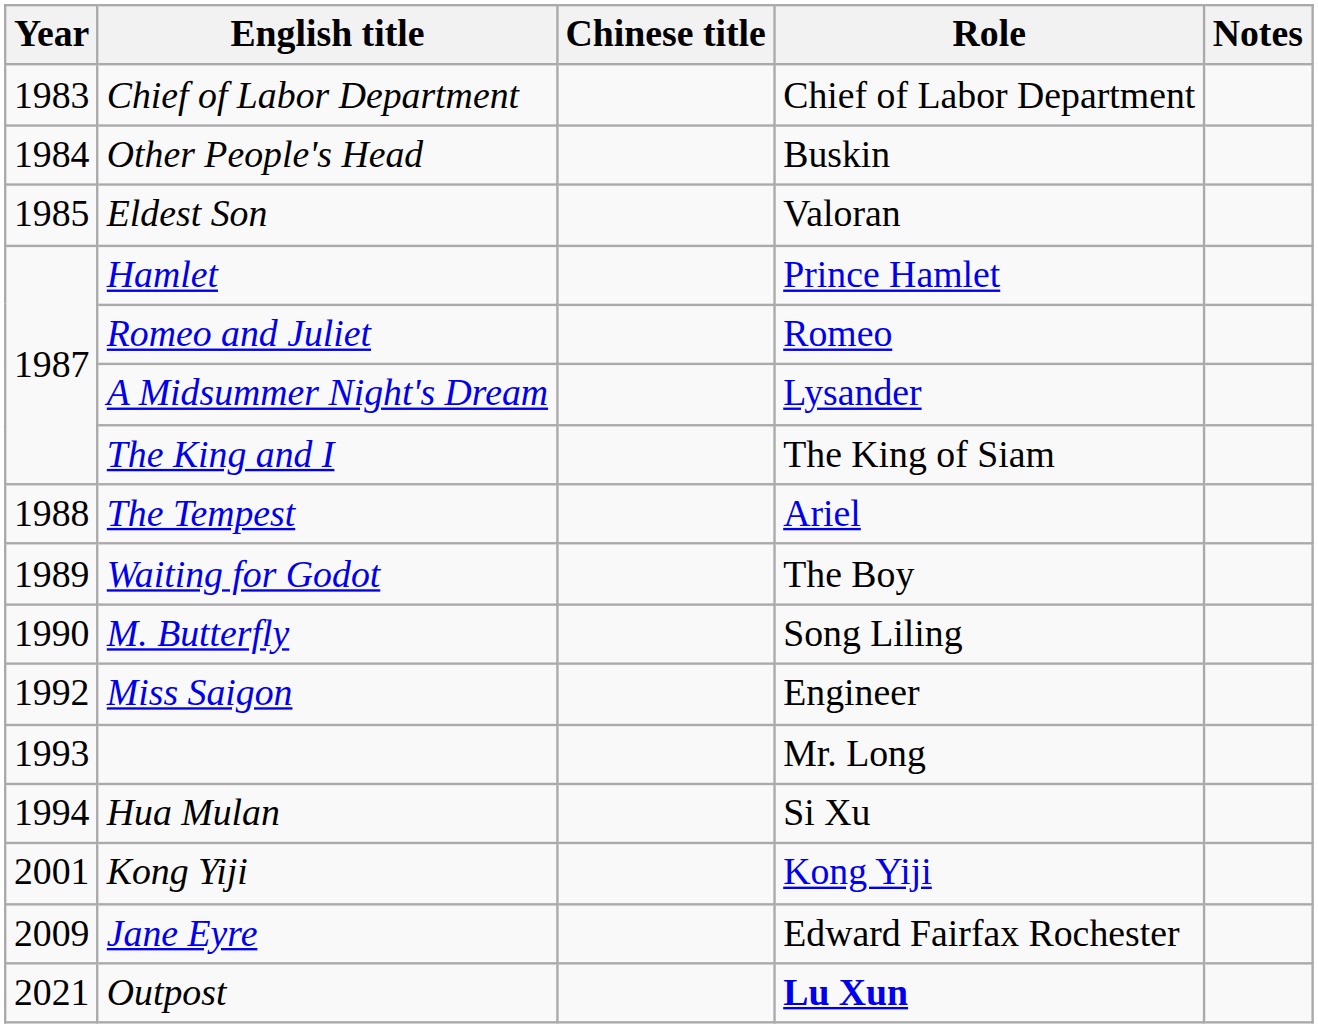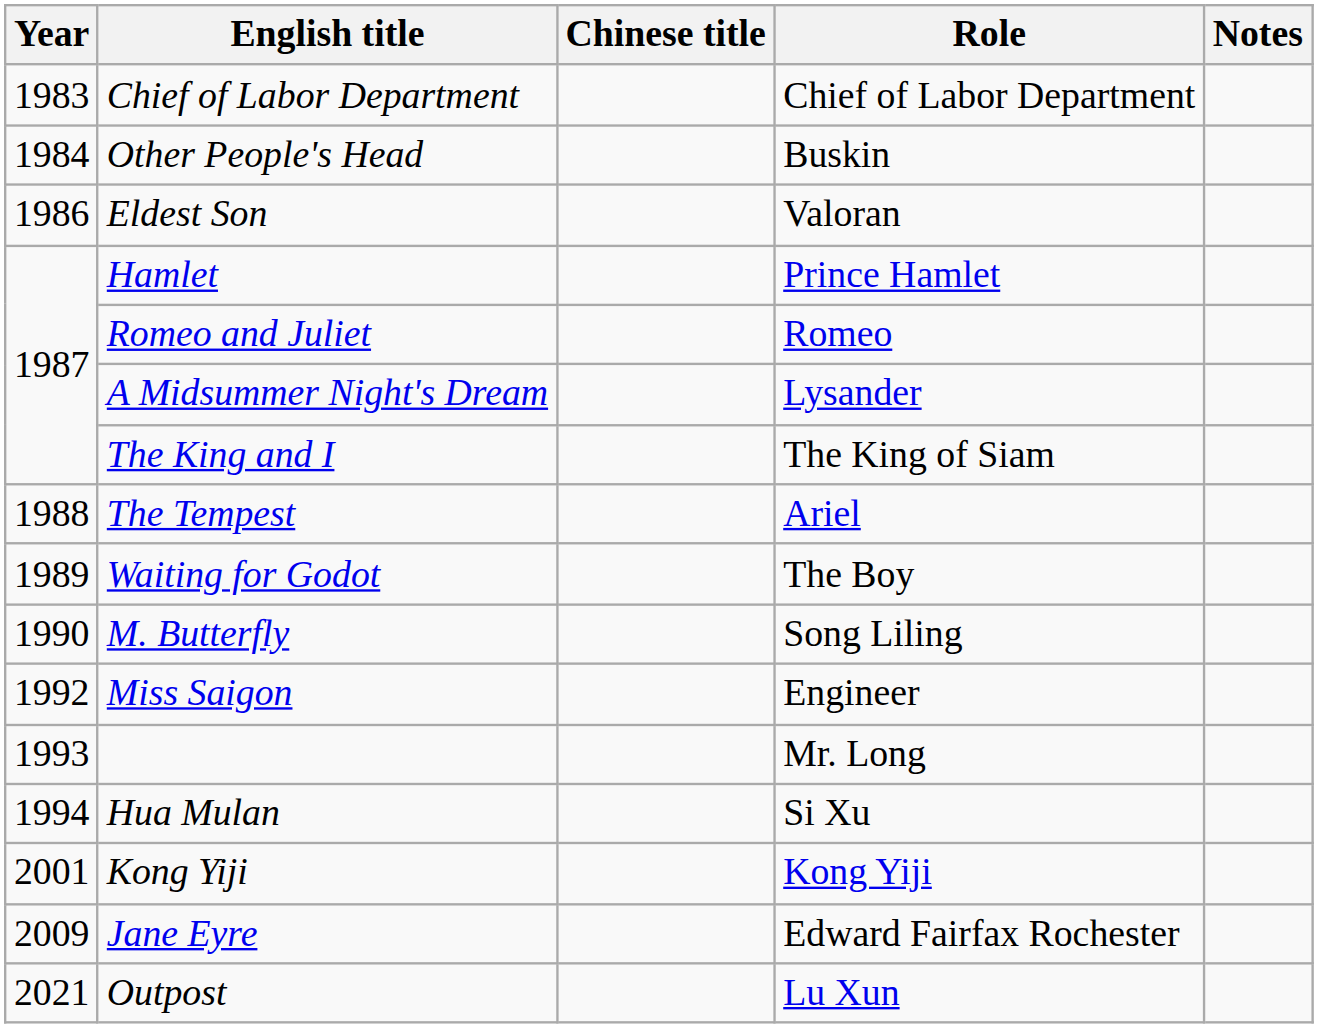(52, 214) 1985 -> (52, 214) 1986
(846, 992) bold -> (841, 992) normal
